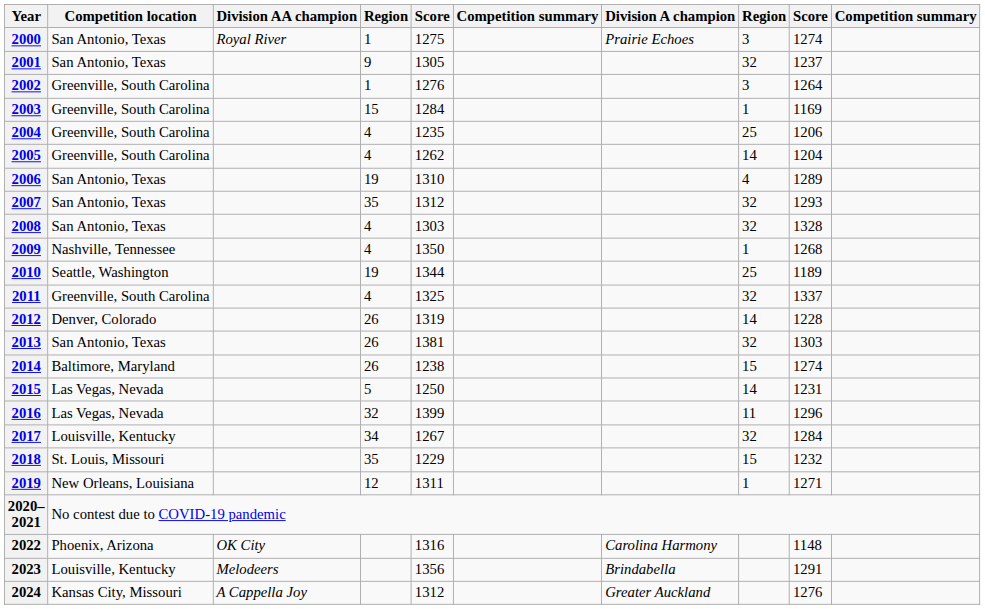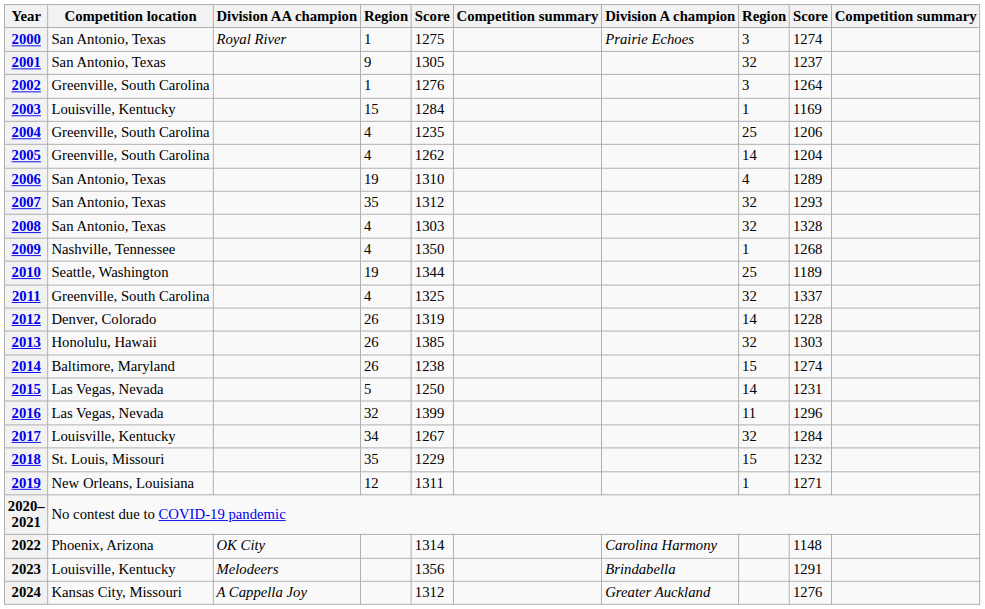(131, 109) Greenville, South Carolina -> (114, 109) Louisville, Kentucky
(109, 343) San Antonio, Texas -> (104, 343) Honolulu, Hawaii
(430, 343) 1381 -> (430, 343) 1385
(430, 546) 1316 -> (430, 546) 1314
